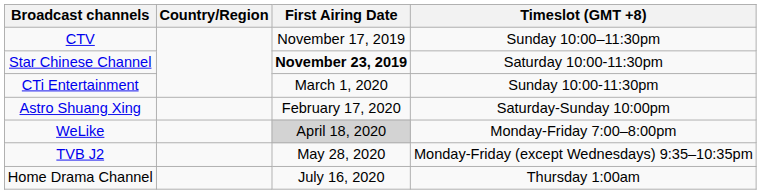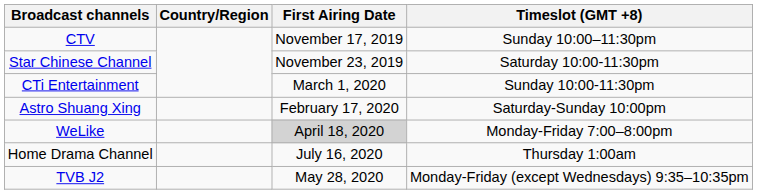(341, 62) bold -> (339, 62) normal
rows swapped: (80, 154) <-> (80, 177)
